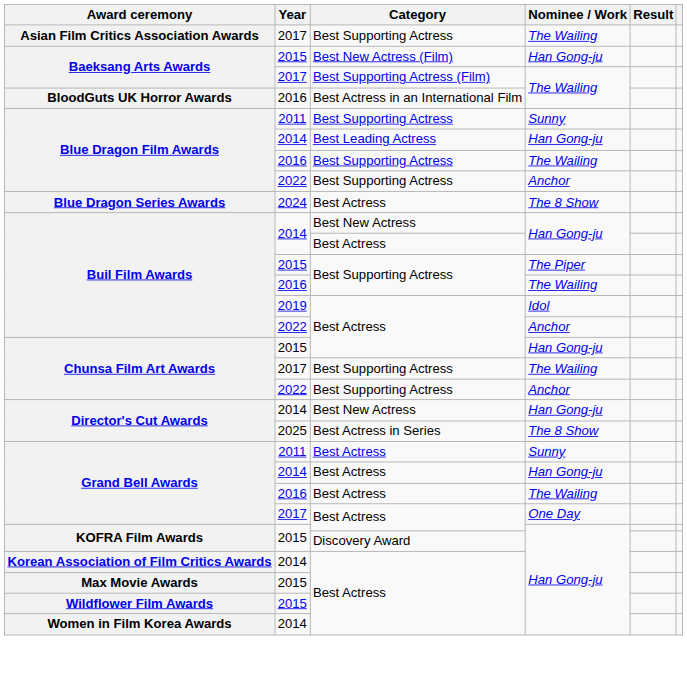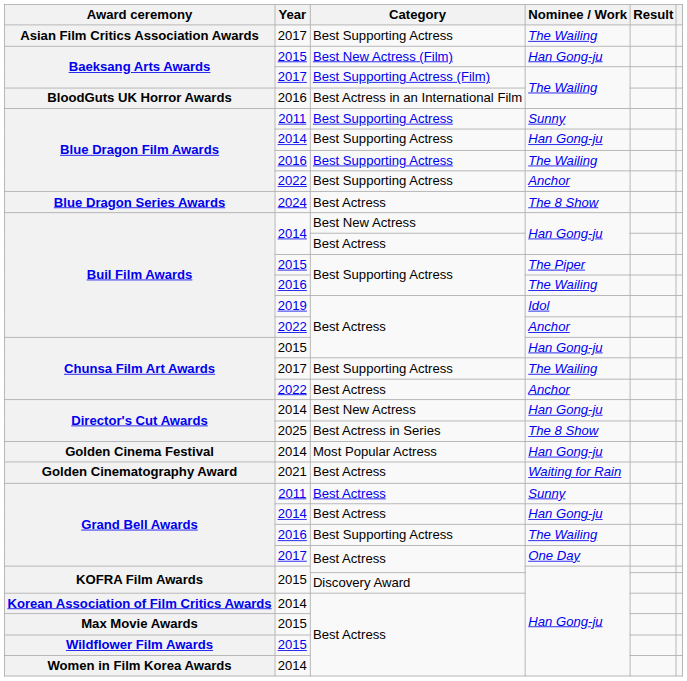(375, 139) Best Leading Actress -> (383, 139) Best Supporting Actress
(383, 389) Best Supporting Actress -> (349, 389) Best Actress
+ row: (140, 451)
+ row: (140, 472)
(349, 493) Best Actress -> (383, 535) Best Supporting Actress
